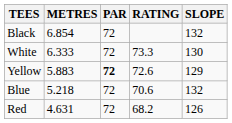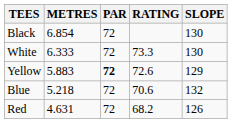(194, 33) 132 -> (194, 33) 130
